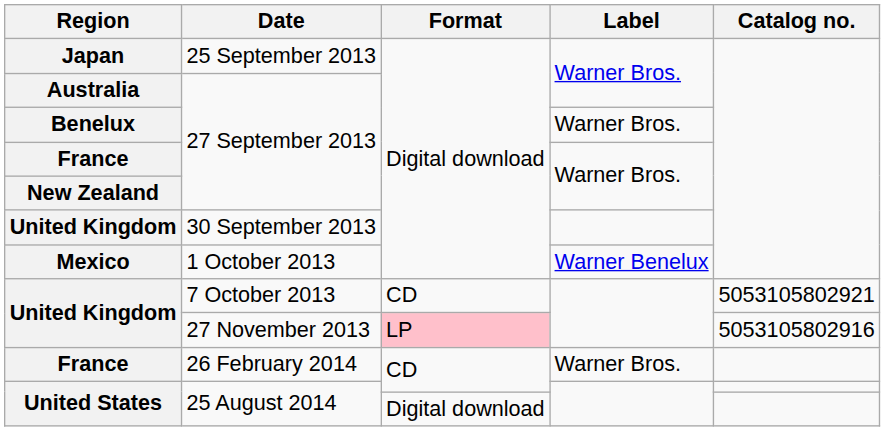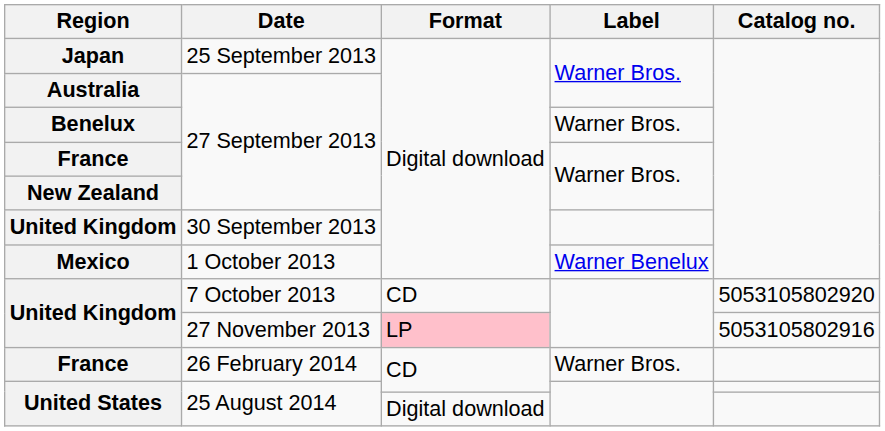(797, 295) 5053105802921 -> (797, 295) 5053105802920
